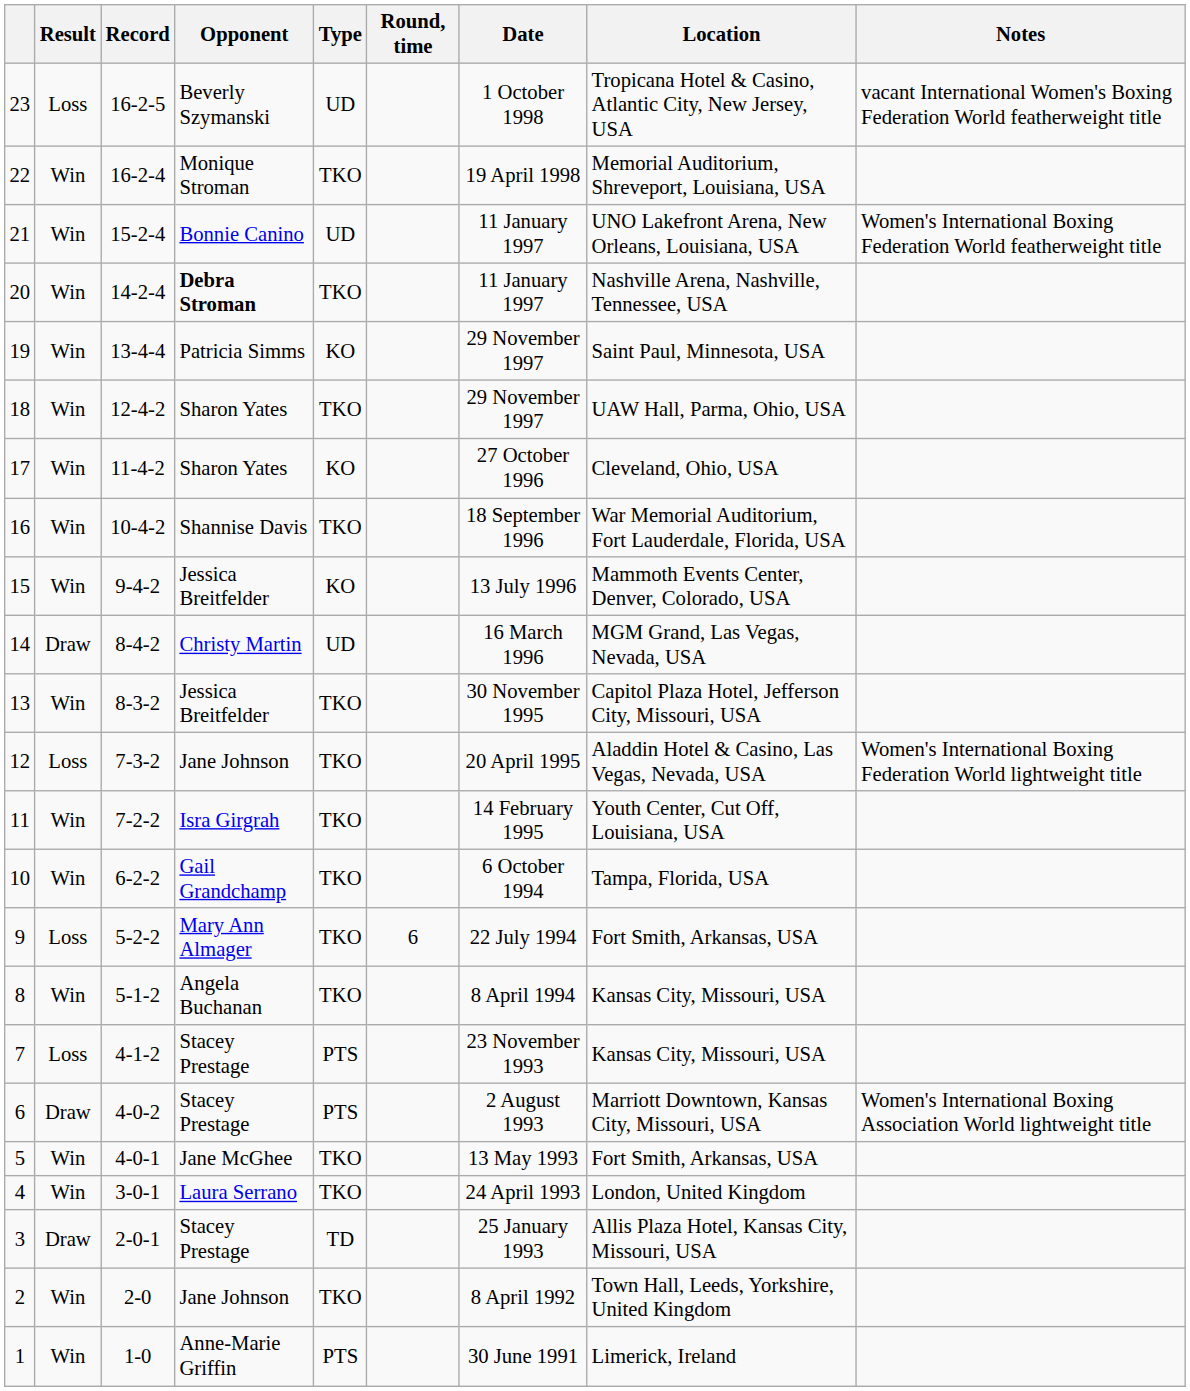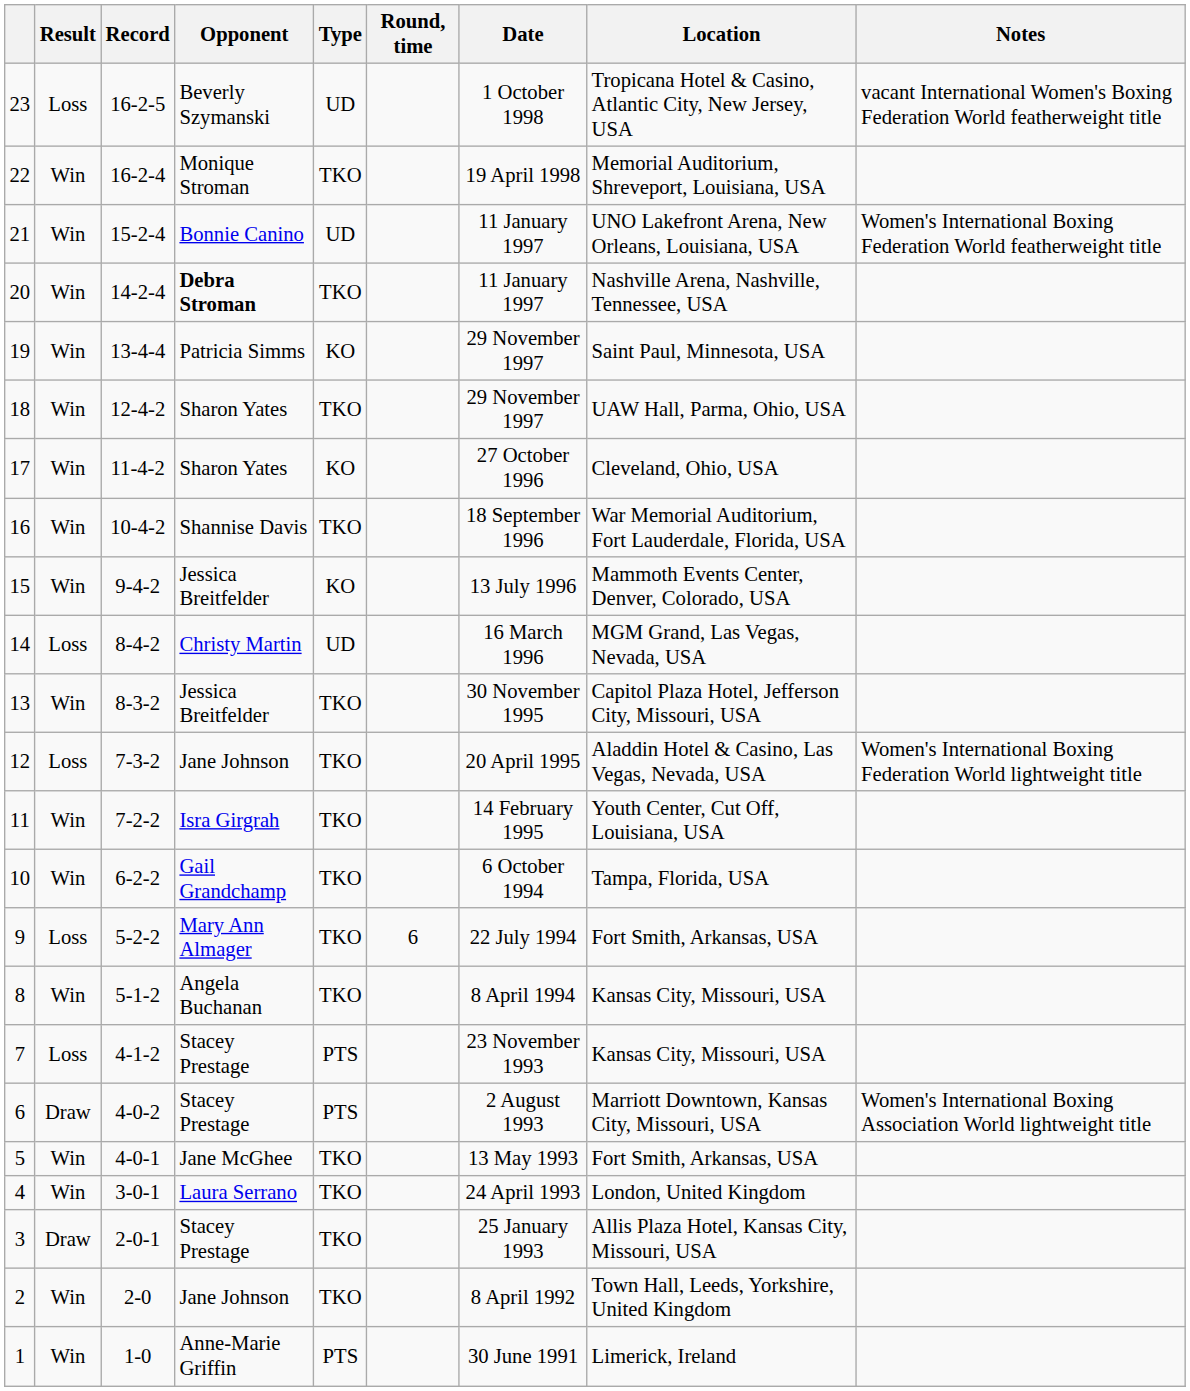(68, 644) Draw -> (68, 644) Loss
(340, 1239) TD -> (340, 1239) TKO
